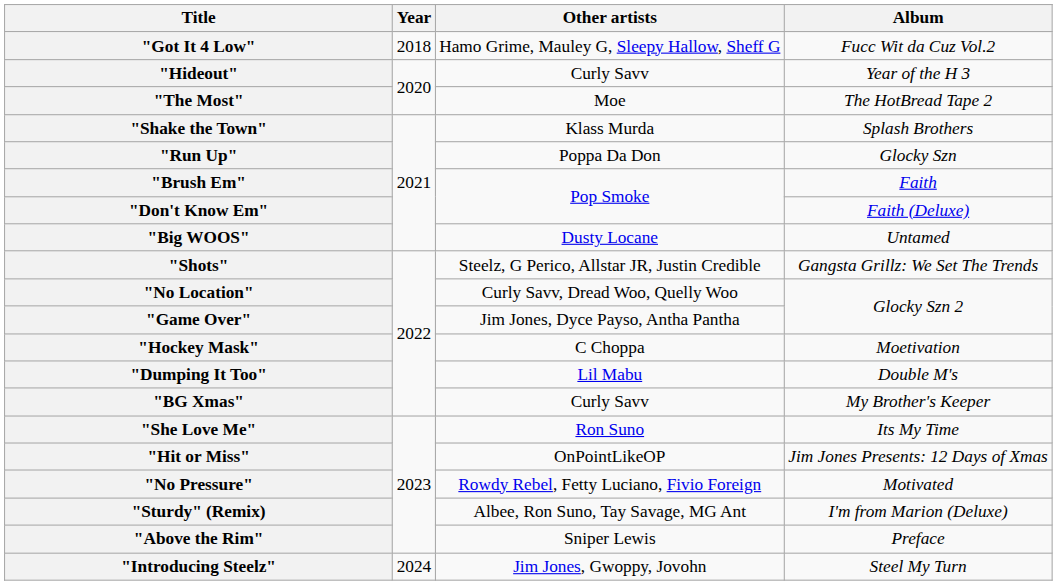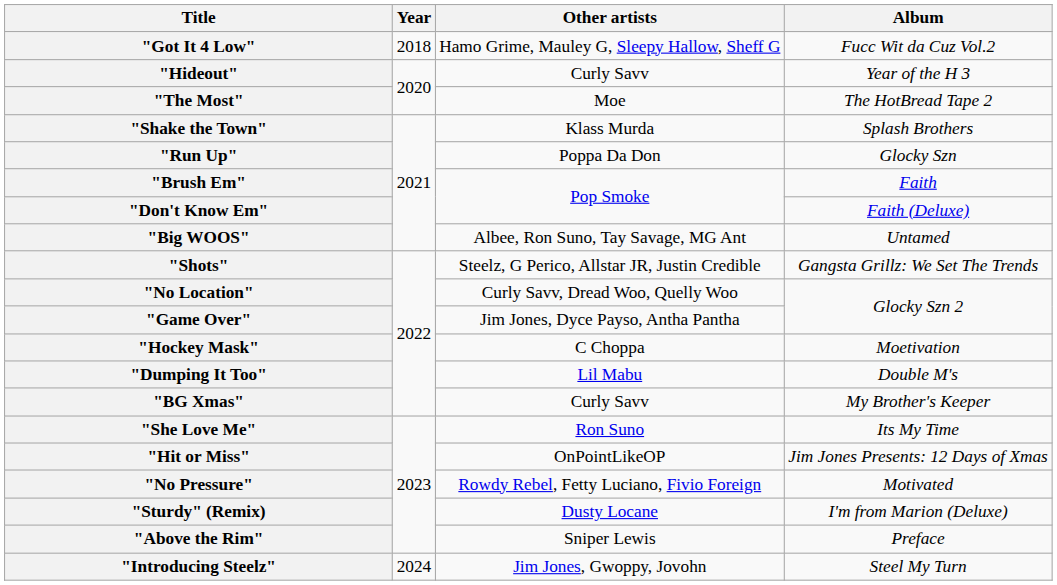(610, 237) Dusty Locane -> (610, 237) Albee, Ron Suno, Tay Savage, MG Ant
(610, 511) Albee, Ron Suno, Tay Savage, MG Ant -> (610, 511) Dusty Locane
